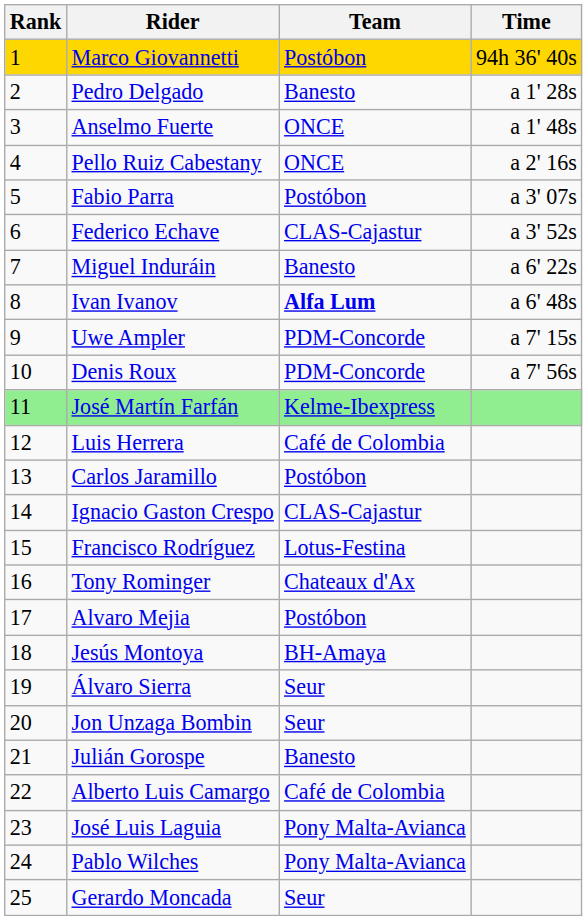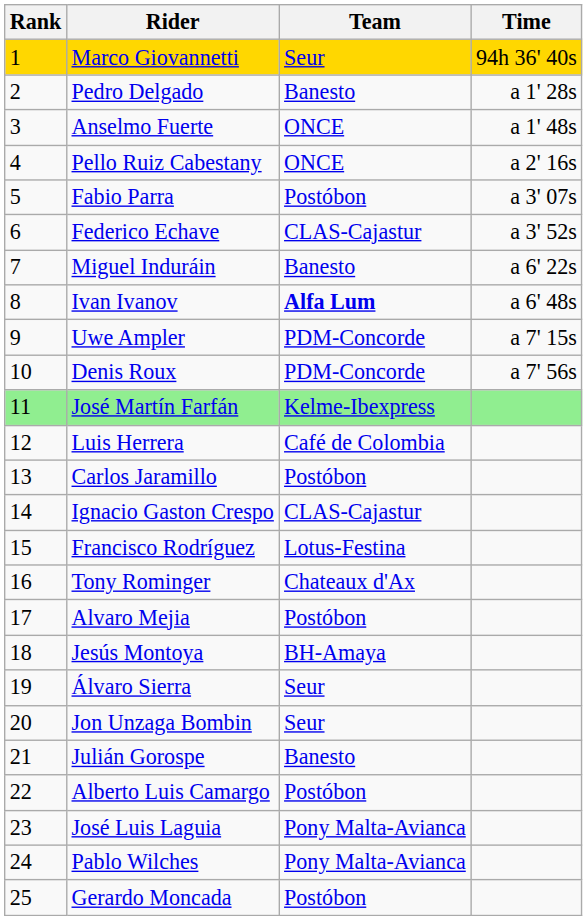(325, 57) Postóbon -> (304, 57) Seur
(364, 792) Café de Colombia -> (325, 792) Postóbon
(304, 897) Seur -> (325, 897) Postóbon
